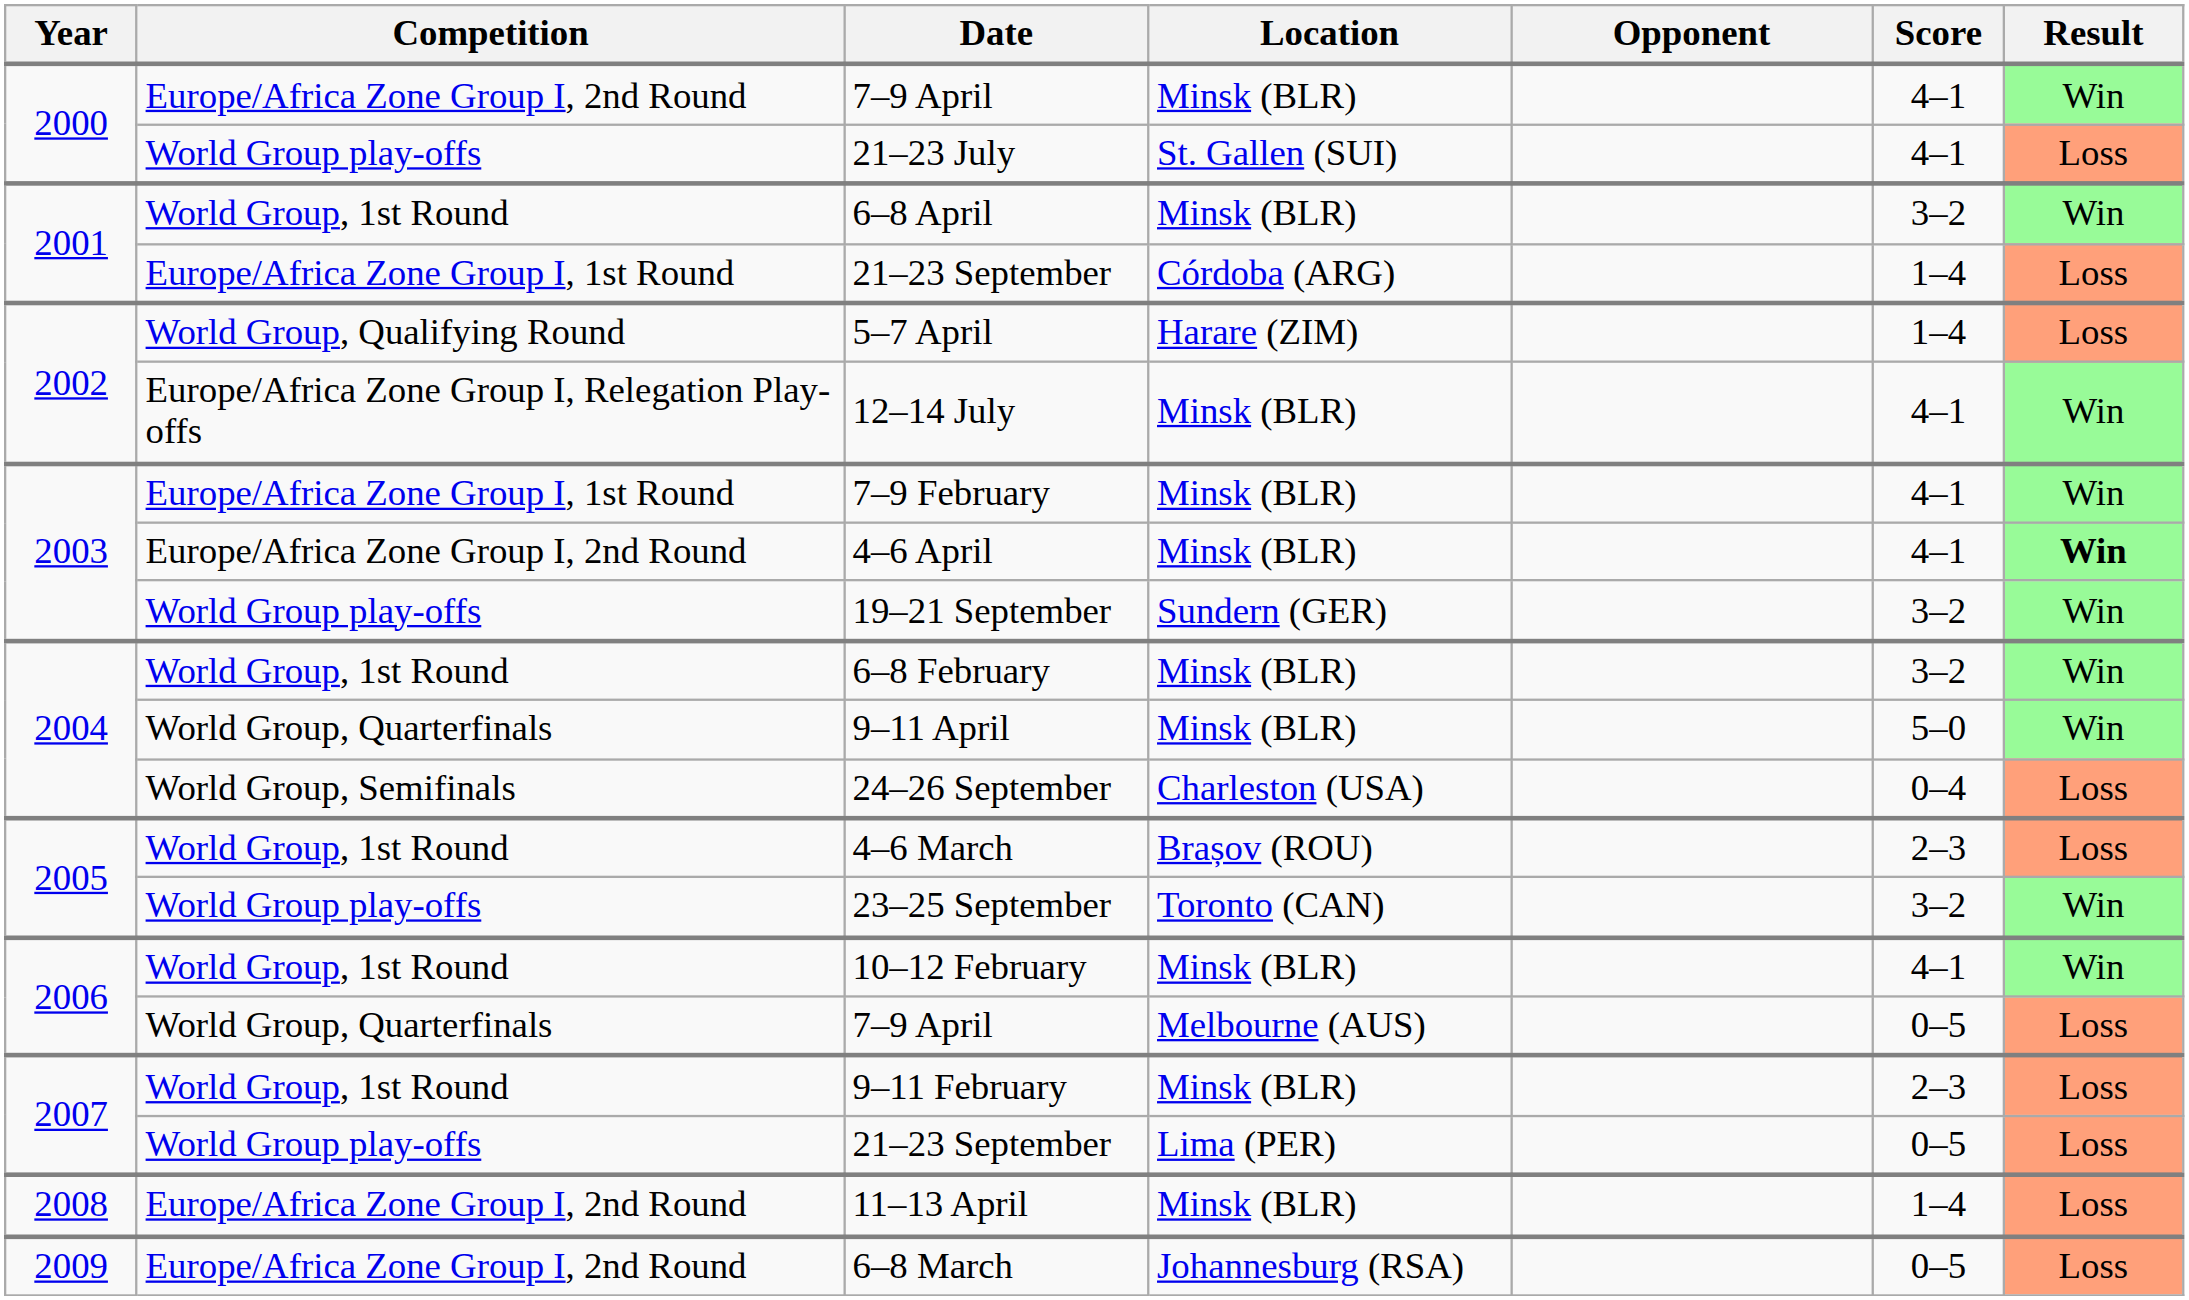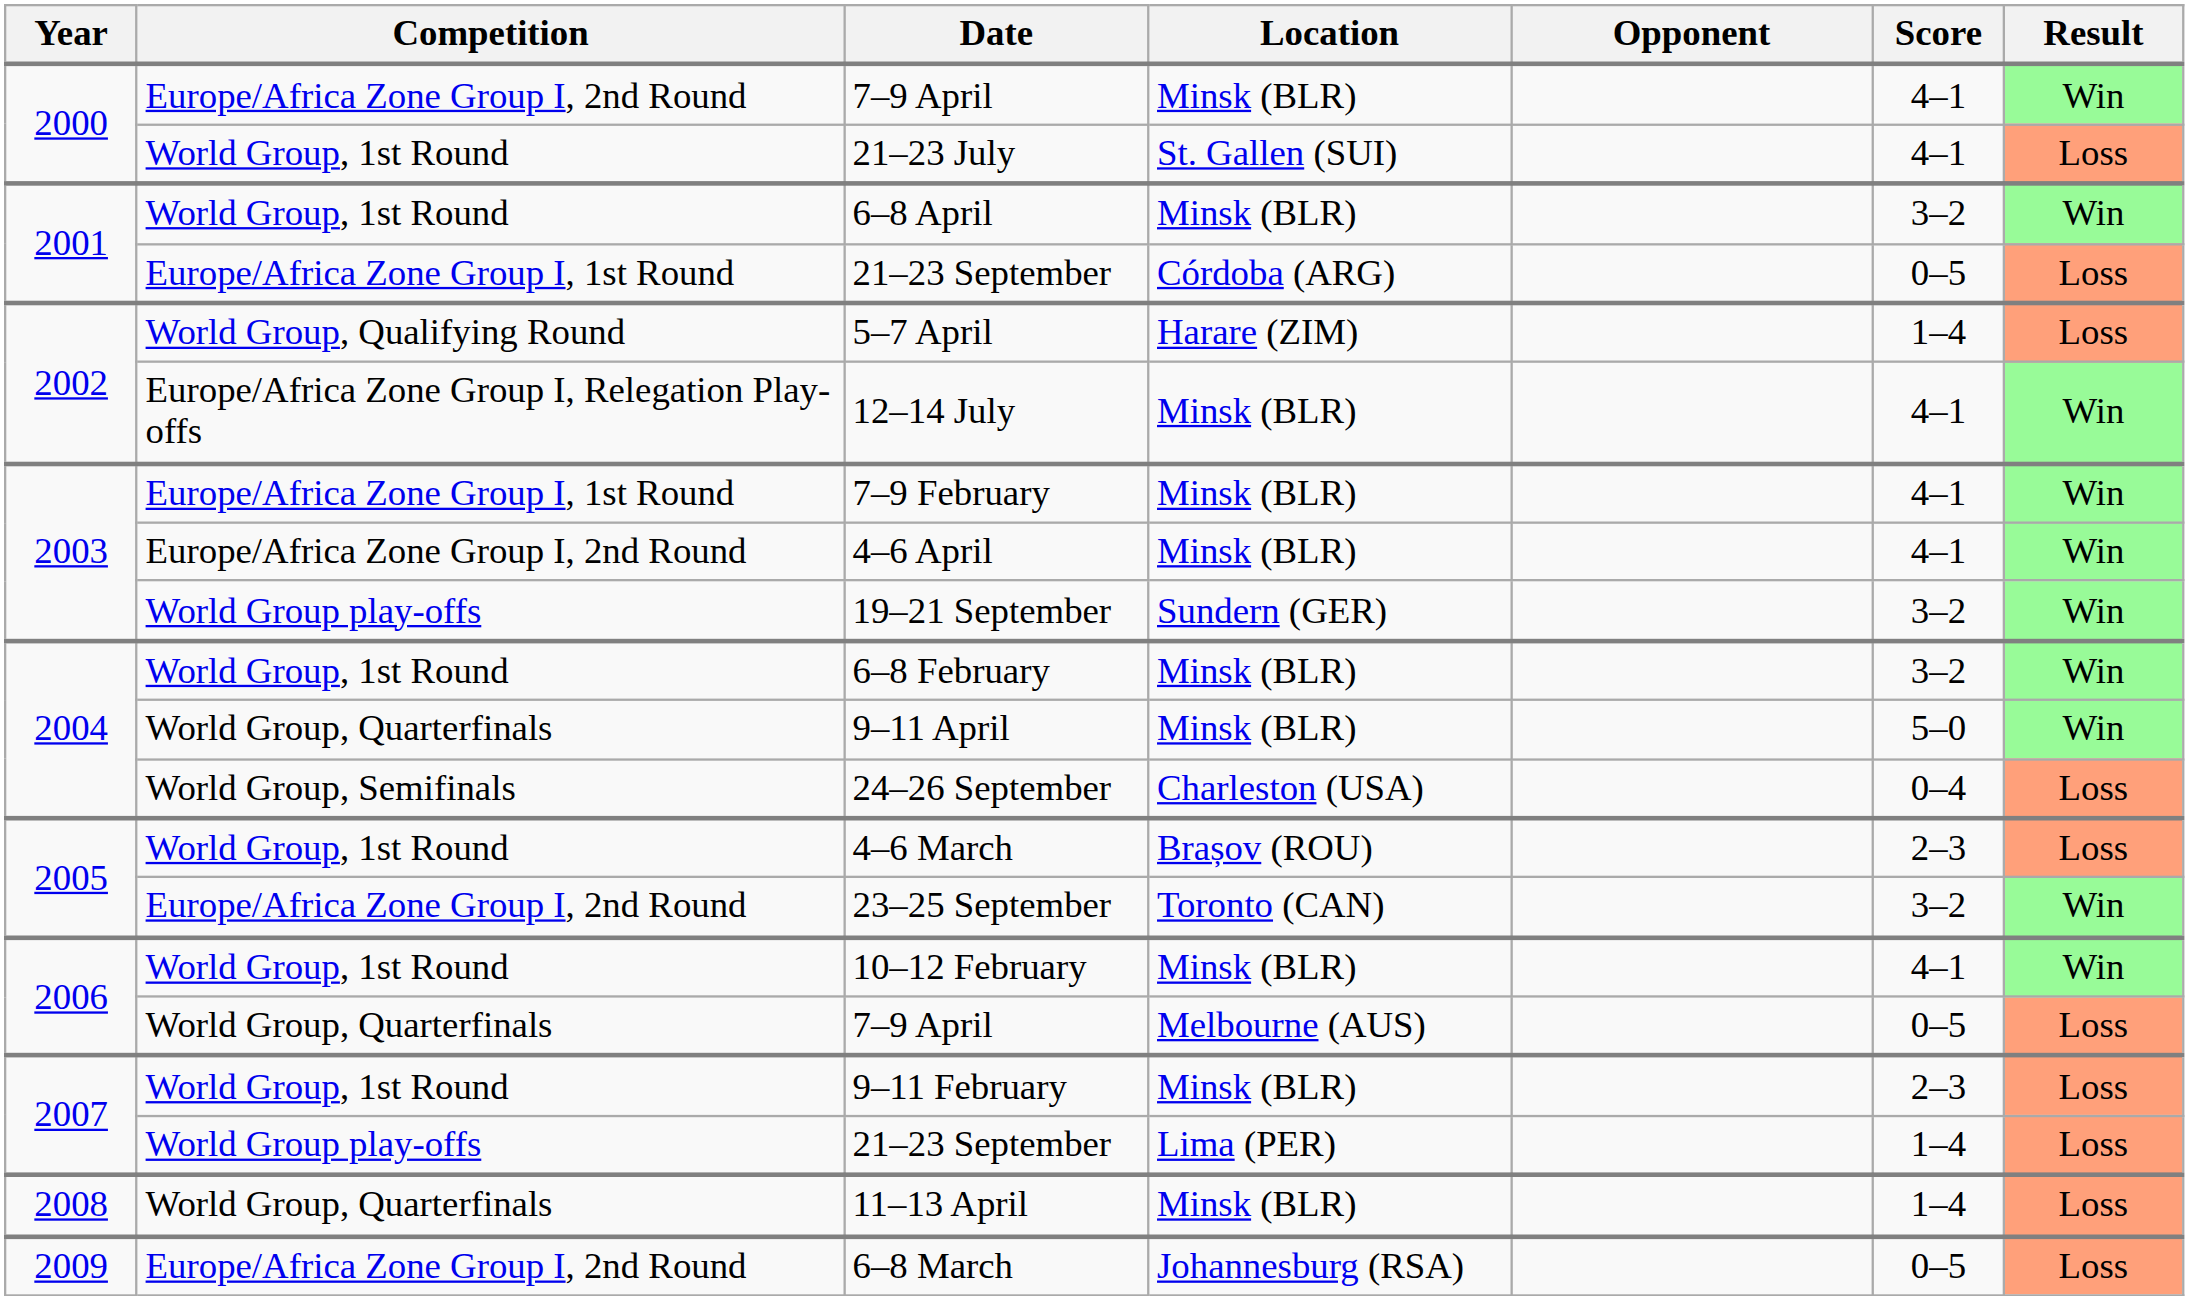(313, 152) World Group play-offs -> (327, 152) World Group, 1st Round
(1938, 271) 1–4 -> (1938, 271) 0–5
(2093, 551) bold -> (2093, 551) normal
(313, 905) World Group play-offs -> (446, 905) Europe/Africa Zone Group I, 2nd Round
(1938, 1144) 0–5 -> (1938, 1144) 1–4
(446, 1204) Europe/Africa Zone Group I, 2nd Round -> (349, 1204) World Group, Quarterfinals
